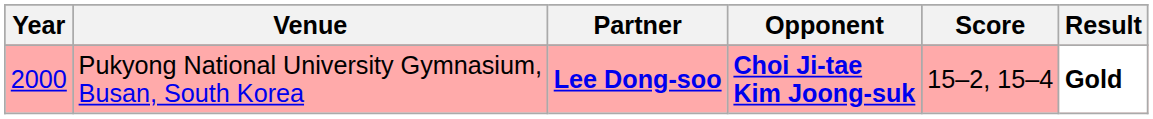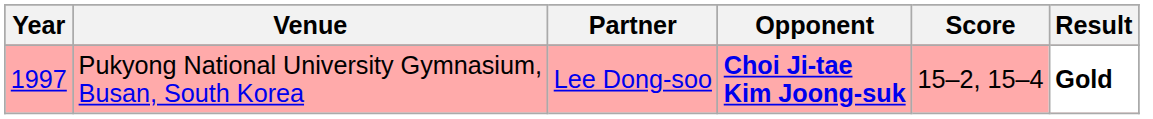(39, 79) 2000 -> (39, 79) 1997
(638, 79) bold -> (633, 79) normal
